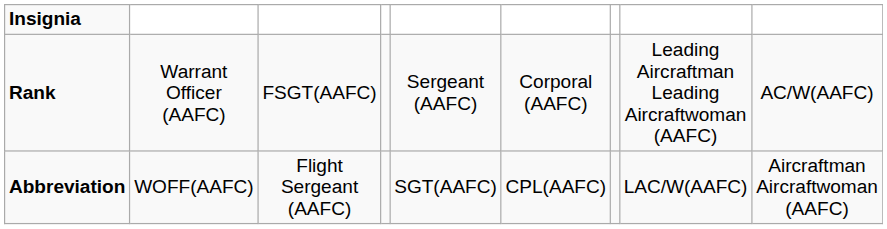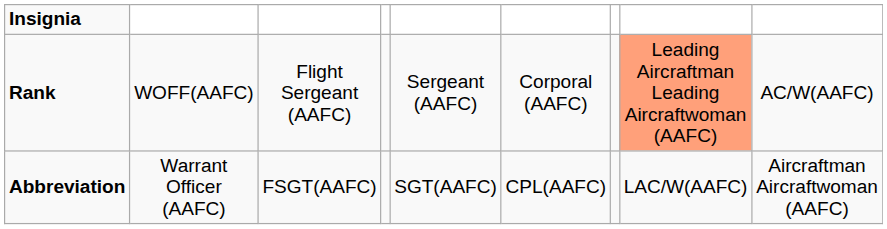(194, 92) Warrant Officer (AAFC) -> (194, 92) WOFF(AAFC)
(320, 92) FSGT(AAFC) -> (320, 92) Flight Sergeant (AAFC)
(686, 92) no background -> (686, 92) lightsalmon background
(194, 187) WOFF(AAFC) -> (194, 187) Warrant Officer (AAFC)
(320, 187) Flight Sergeant (AAFC) -> (320, 187) FSGT(AAFC)
